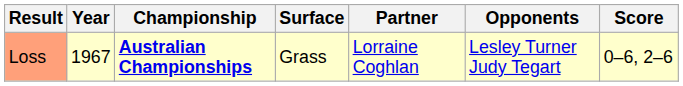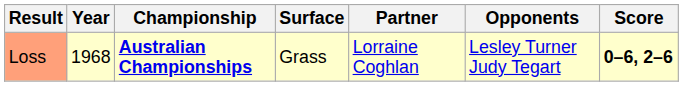(91, 56) 1967 -> (91, 56) 1968
(638, 56) normal -> (638, 56) bold
